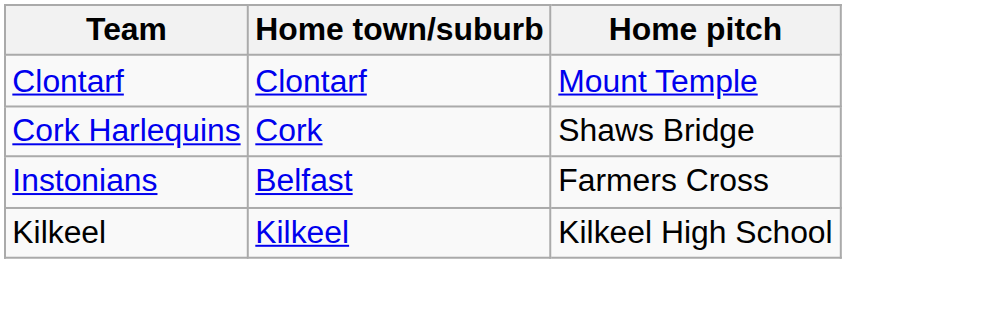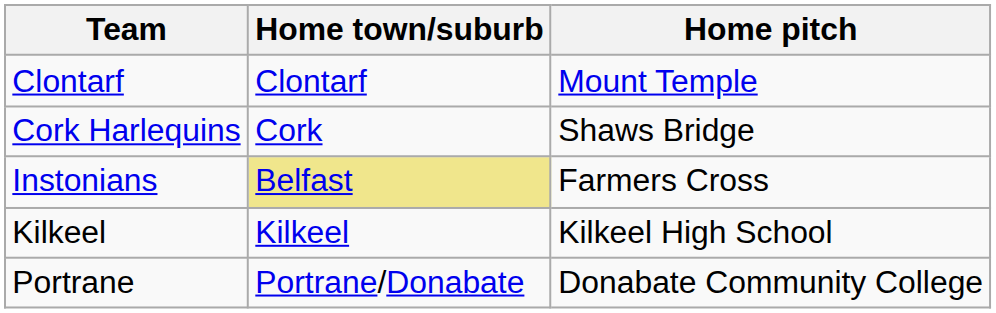(304, 181) no background -> (304, 181) khaki background
+ row: (73, 282)
